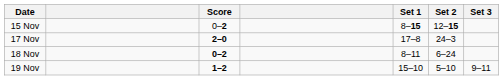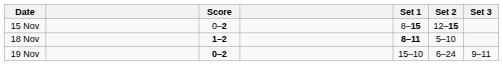- row: (25, 40)
(219, 54) 0–2 -> (219, 40) 1–2
(411, 54) normal -> (411, 40) bold
(446, 54) 6–24 -> (446, 40) 5–10
(219, 68) 1–2 -> (219, 54) 0–2
(446, 68) 5–10 -> (446, 54) 6–24
